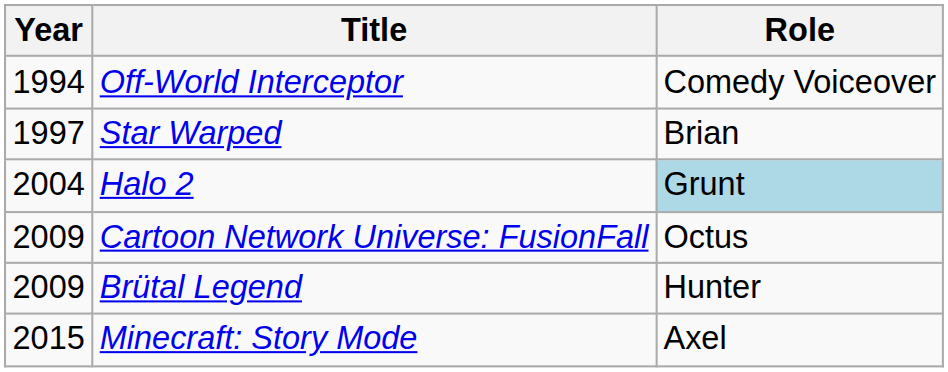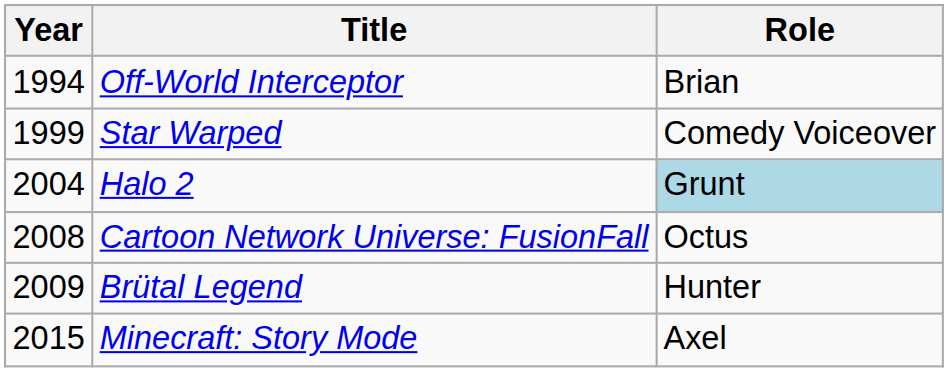(800, 81) Comedy Voiceover -> (701, 81) Brian
(49, 133) 1997 -> (49, 133) 1999
(701, 133) Brian -> (800, 133) Comedy Voiceover
(49, 236) 2009 -> (49, 236) 2008
